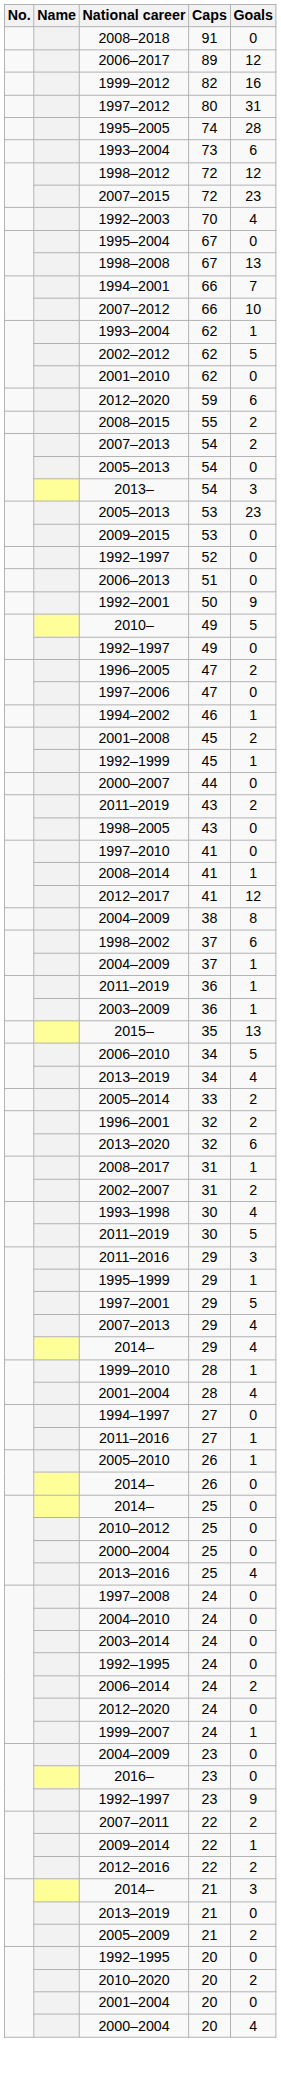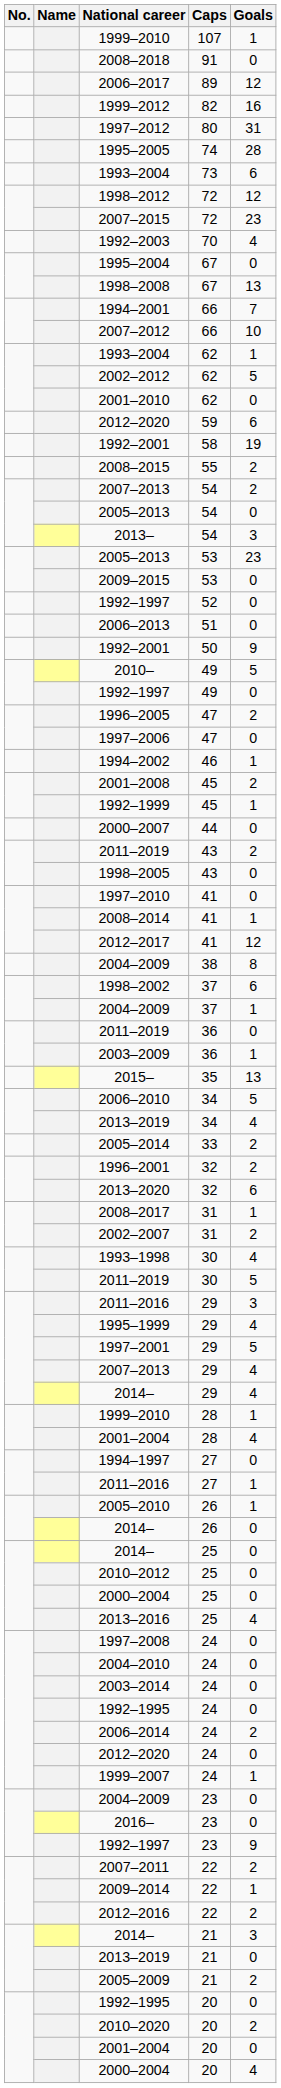+ row: (134, 38)
+ row: (134, 444)
(253, 986) 1 -> (253, 1032) 0
(253, 1280) 1 -> (253, 1325) 4
